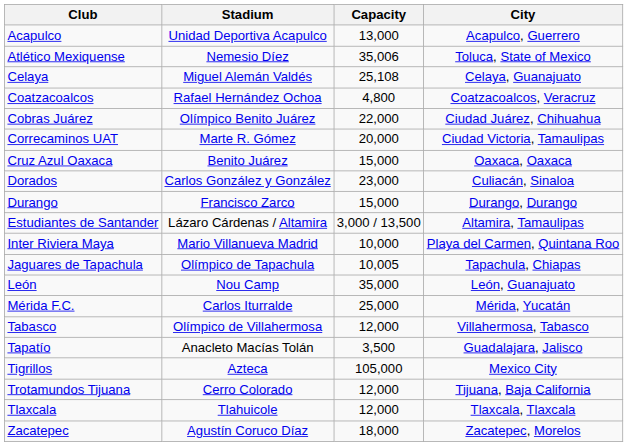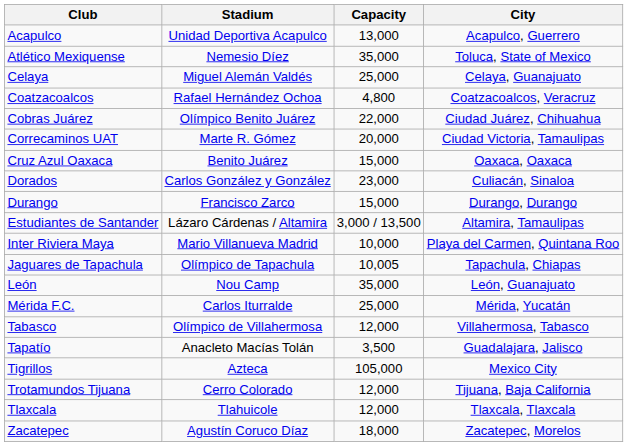(379, 56) 35,006 -> (379, 56) 35,000
(379, 77) 25,108 -> (379, 77) 25,000
